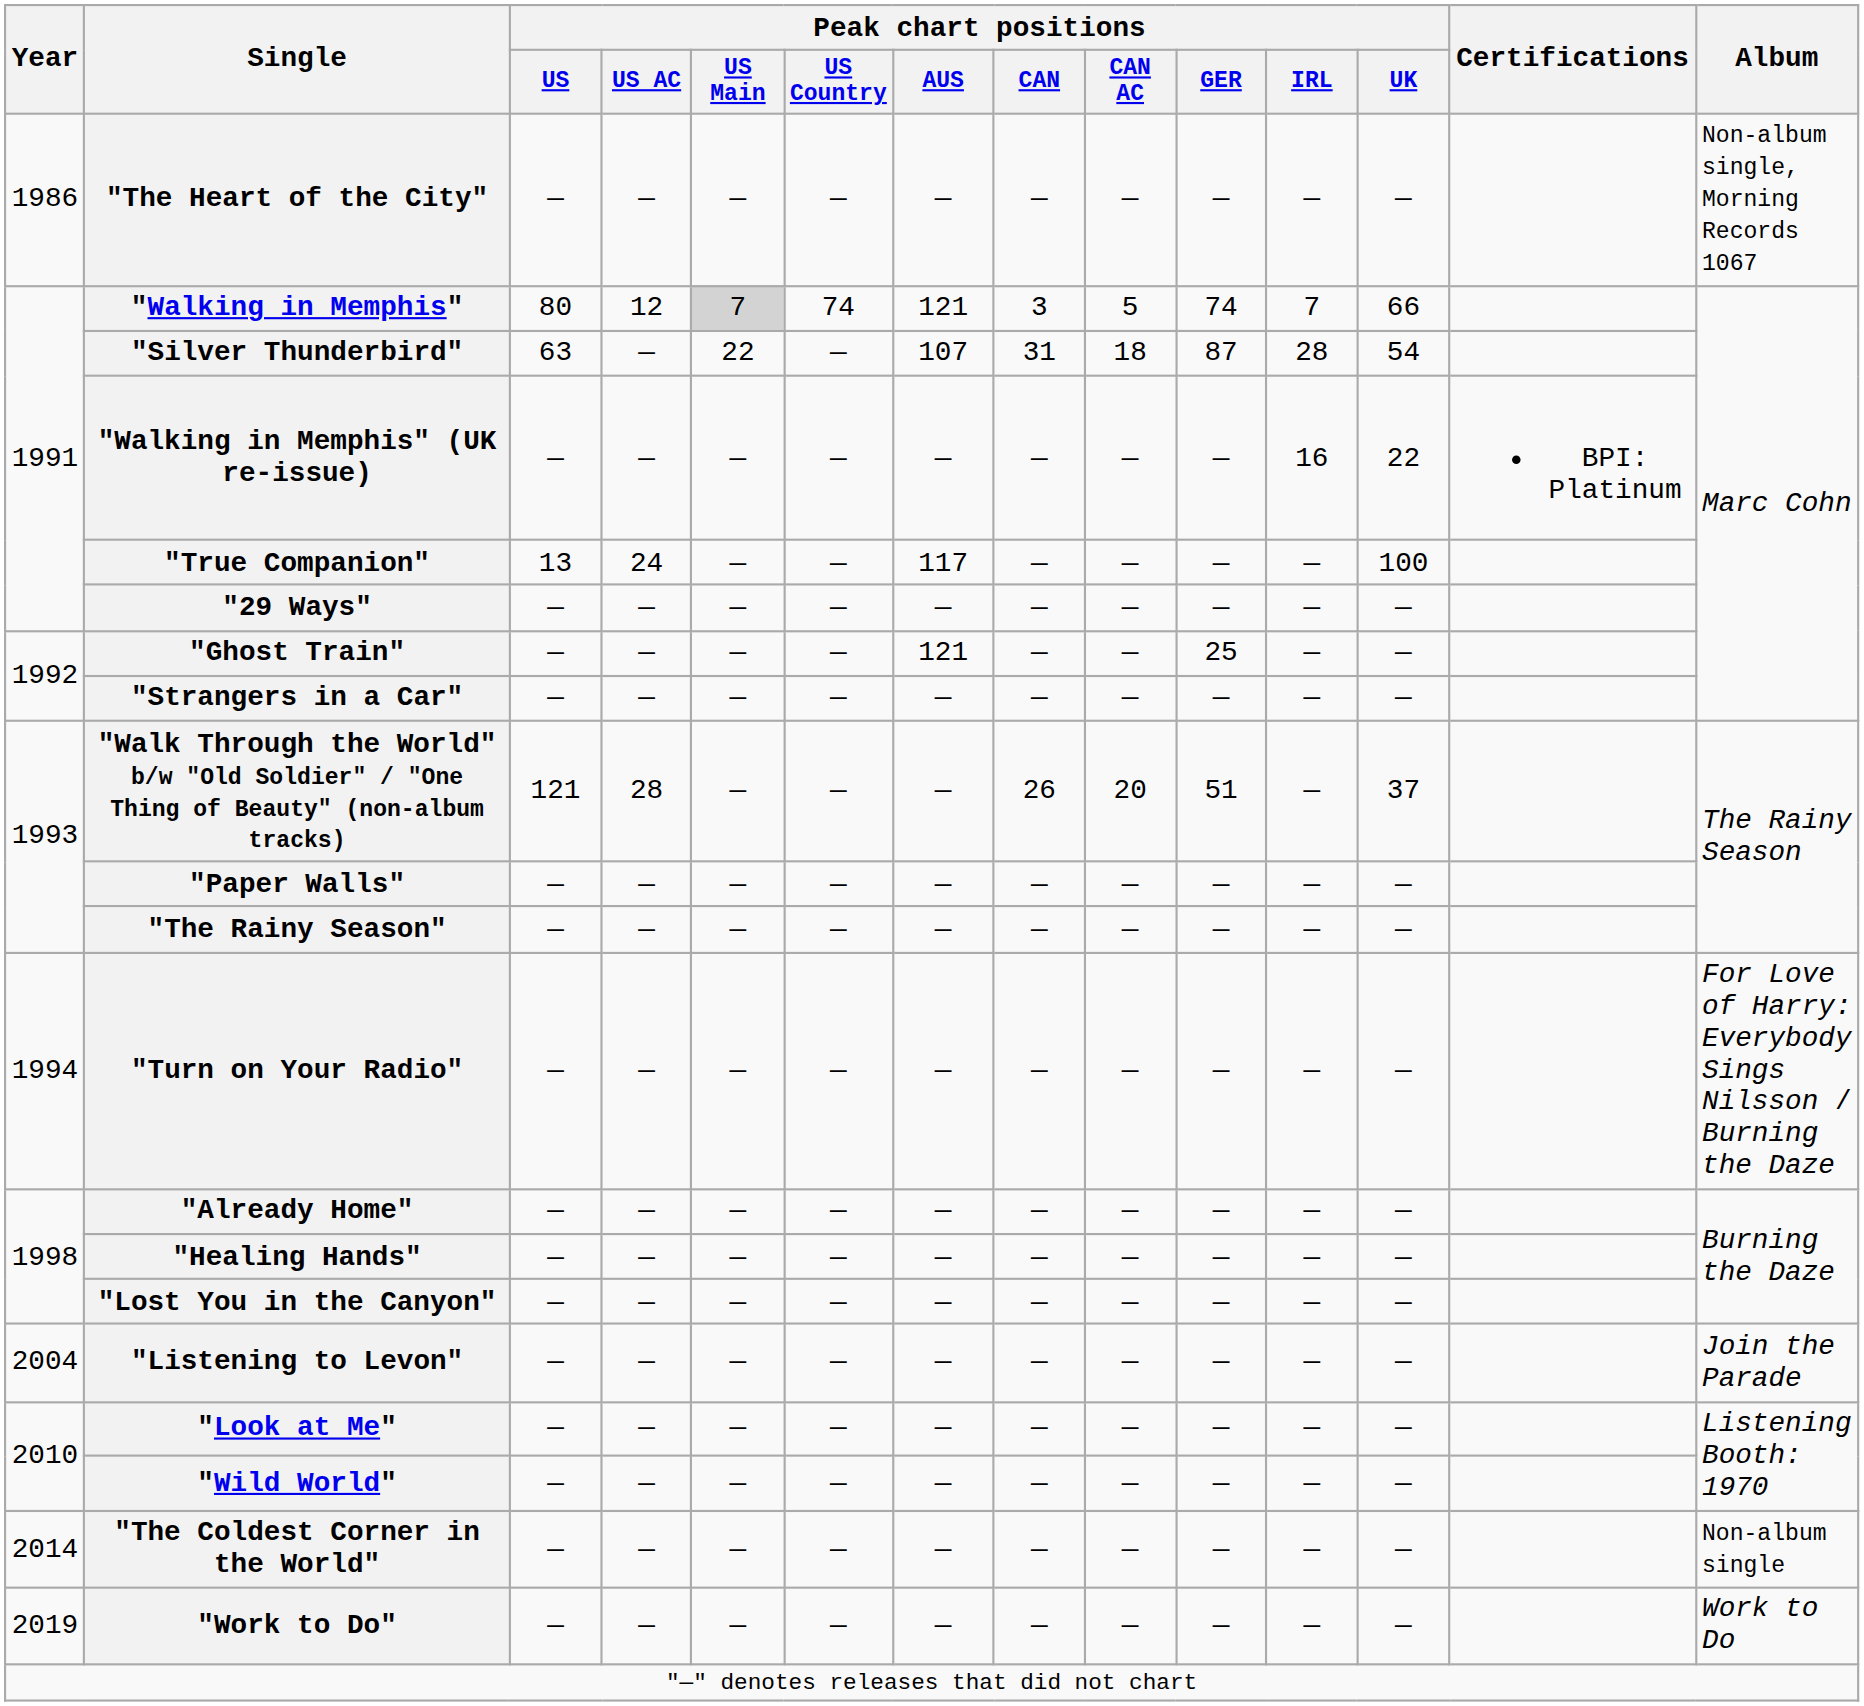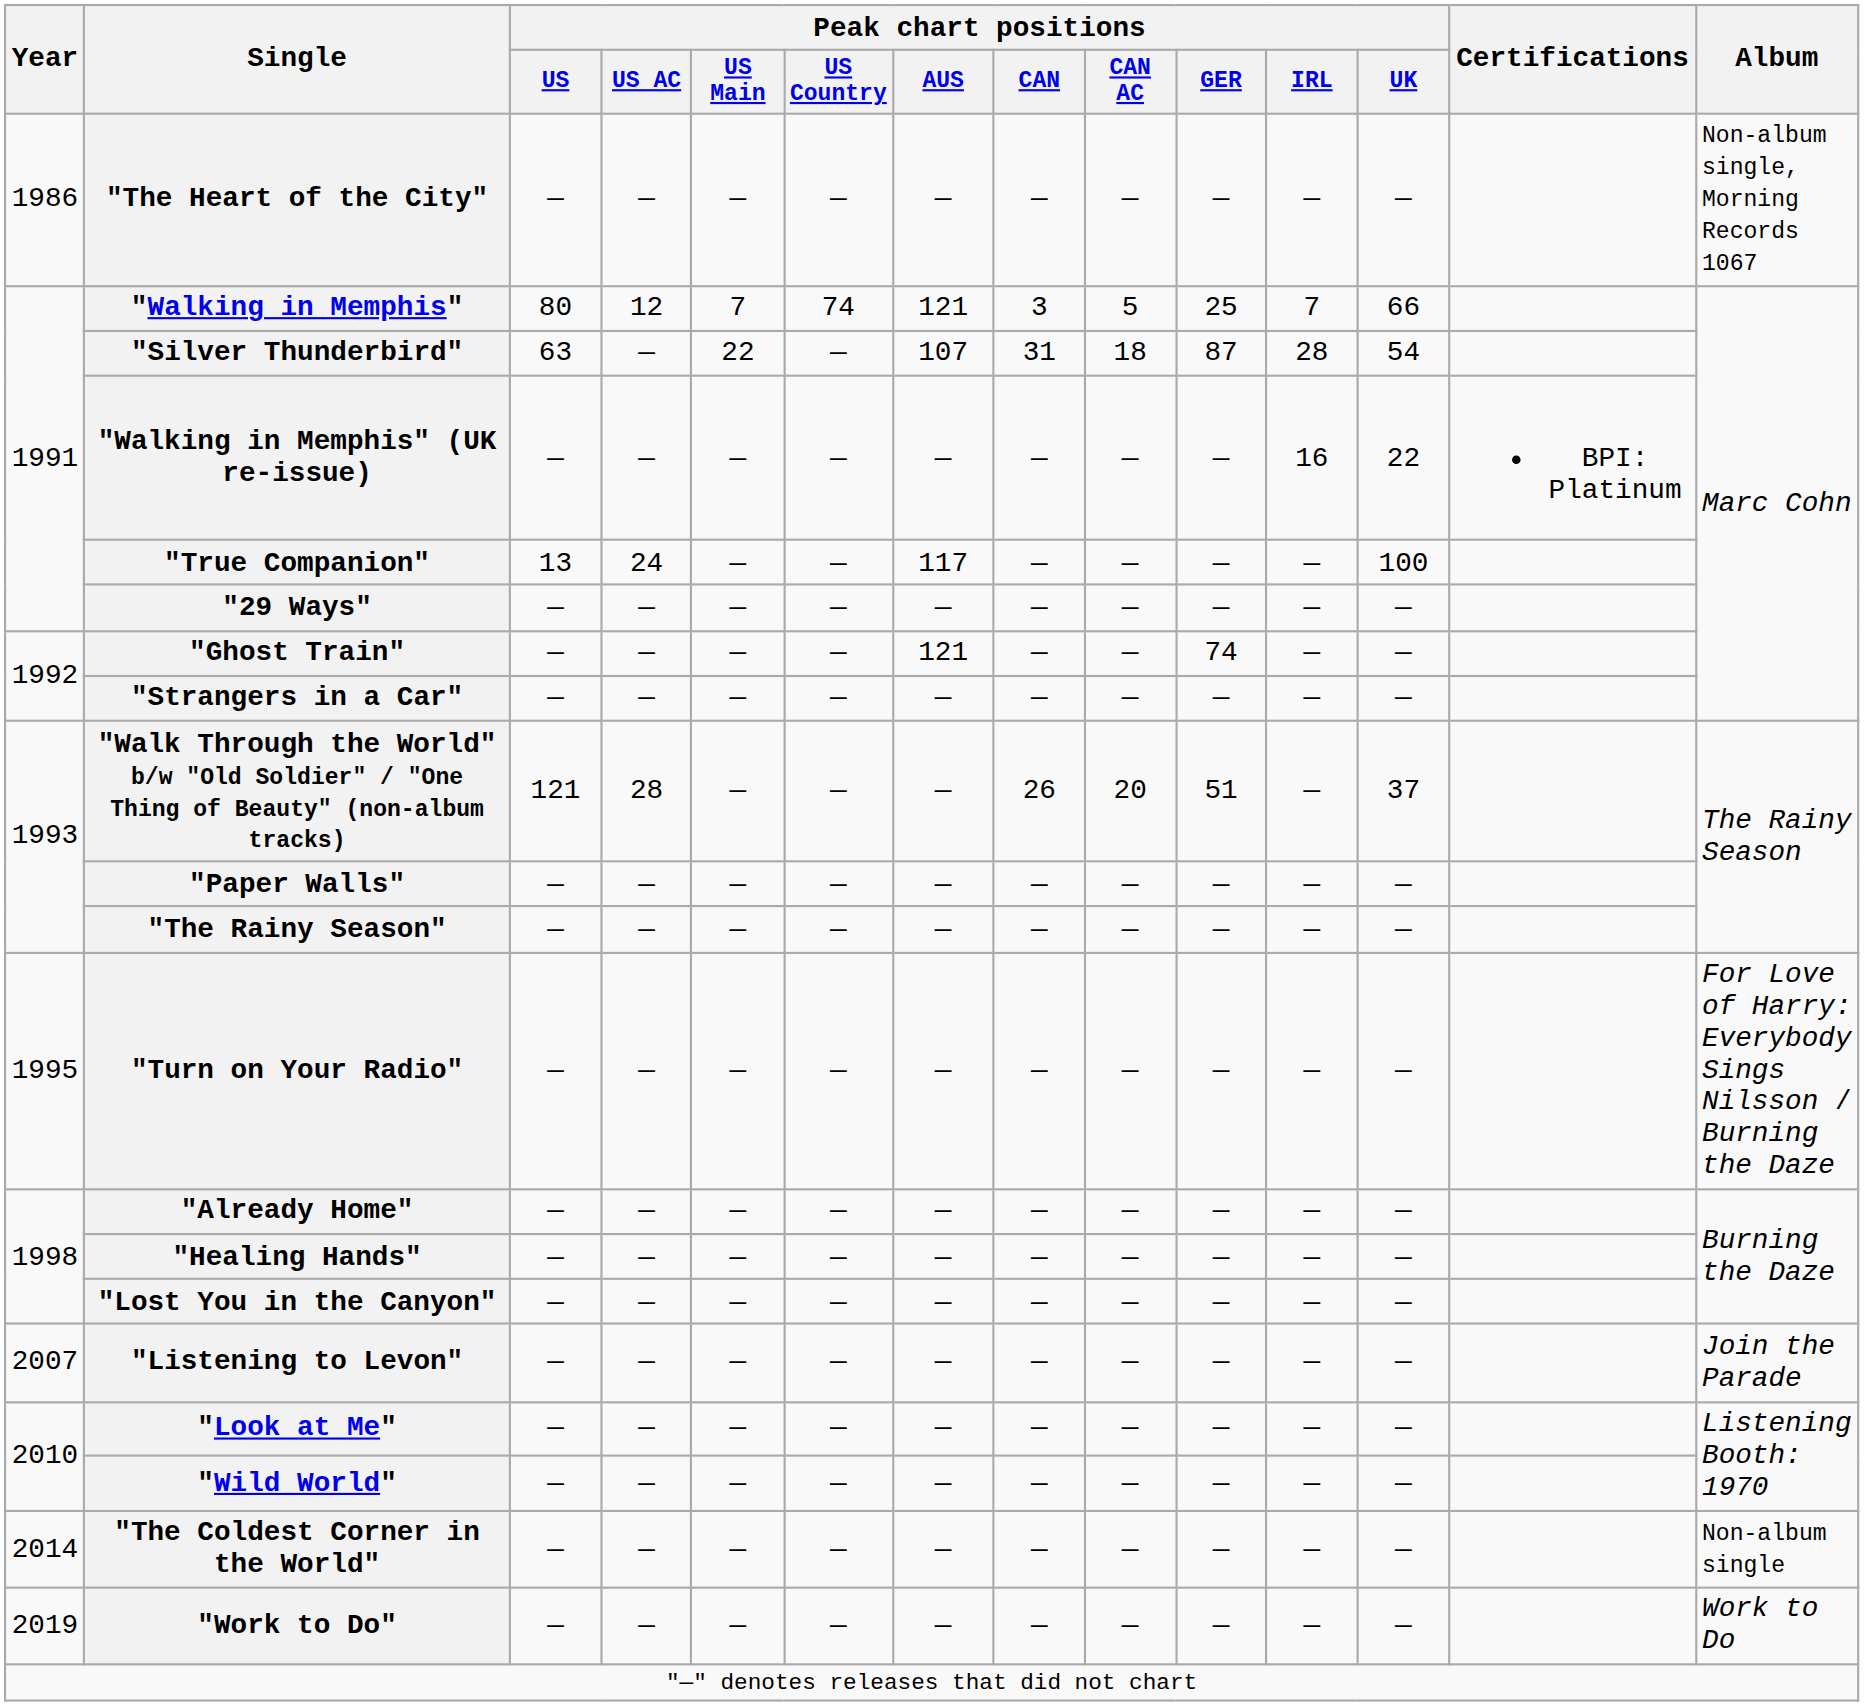(738, 308) lightgrey background -> (738, 308) no background
(1221, 308) 74 -> (1221, 308) 25
(1221, 653) 25 -> (1221, 653) 74
(45, 1070) 1994 -> (45, 1070) 1995
(45, 1363) 2004 -> (45, 1363) 2007
